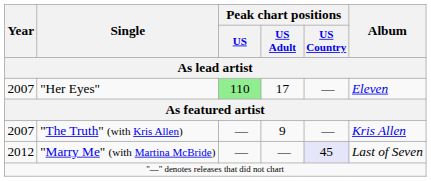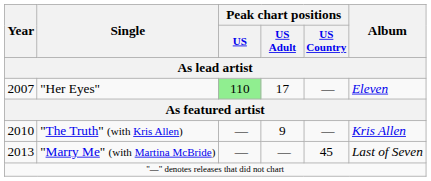(21, 131) 2007 -> (21, 131) 2010
(21, 152) 2012 -> (21, 152) 2013
(326, 152) lavender background -> (326, 152) no background
